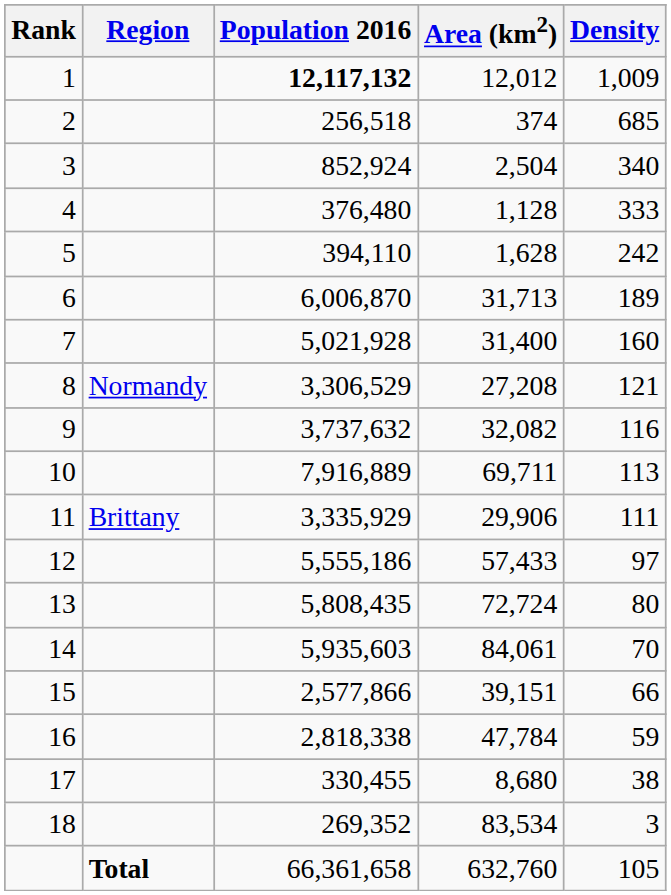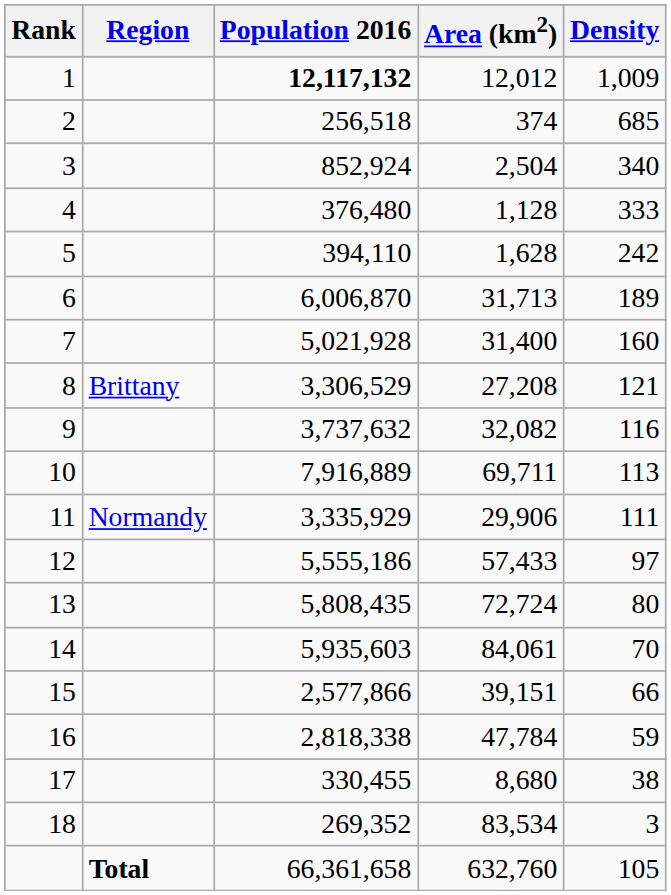(148, 385) Normandy -> (134, 385) Brittany
(134, 516) Brittany -> (148, 516) Normandy
